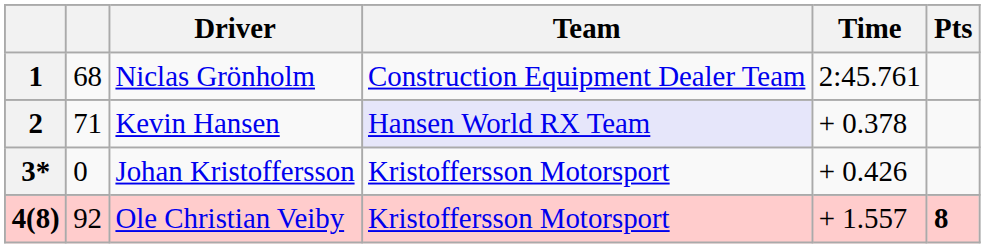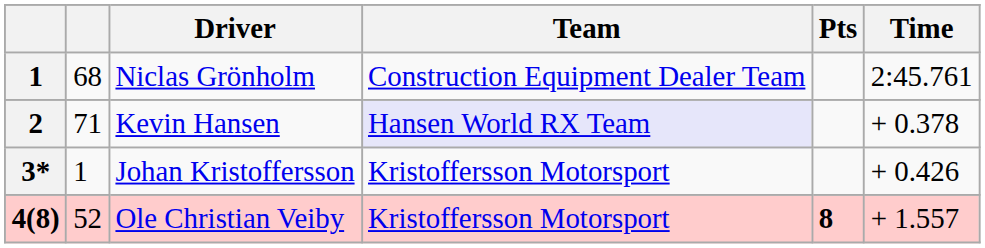columns swapped: (870, 28) <-> (953, 28)
(80, 171) 0 -> (80, 171) 1
(88, 218) 92 -> (88, 218) 52
